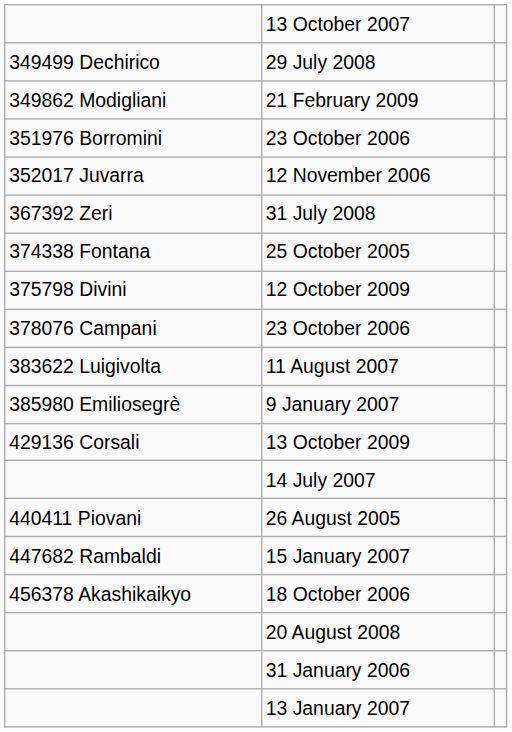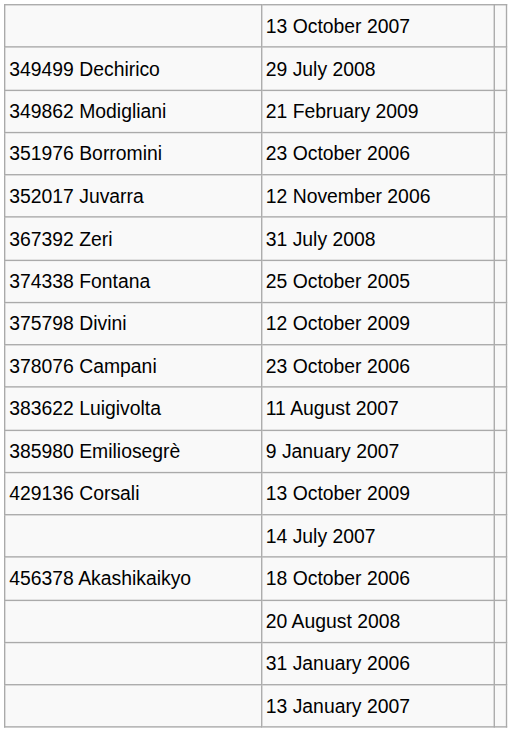- row: (75, 518)
- row: (85, 556)
